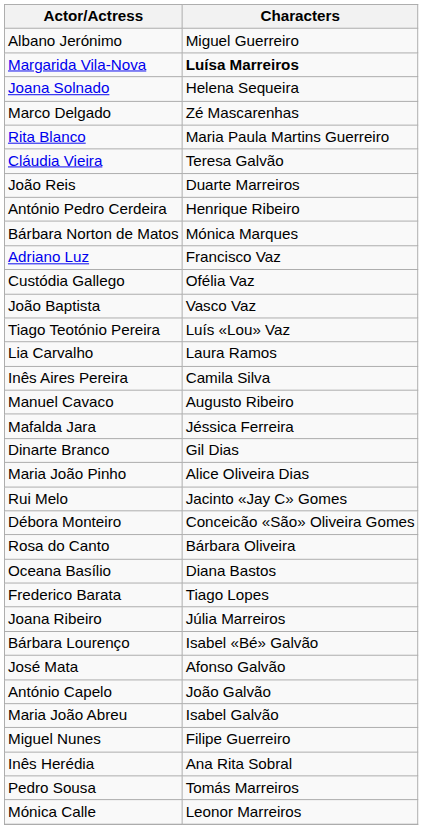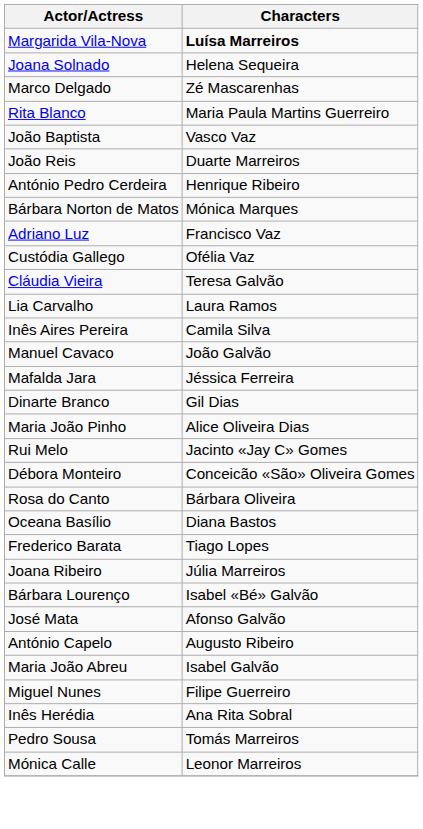- row: (65, 40)
rows swapped: (55, 161) <-> (54, 305)
- row: (84, 329)
(240, 402) Augusto Ribeiro -> (228, 354) João Galvão
(228, 691) João Galvão -> (240, 643) Augusto Ribeiro
